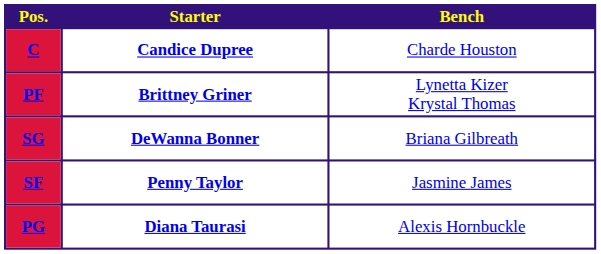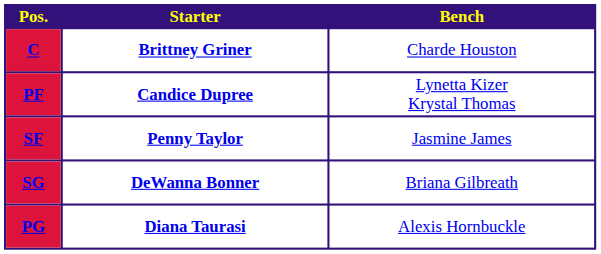(195, 50) Candice Dupree -> (195, 50) Brittney Griner
(195, 94) Brittney Griner -> (195, 94) Candice Dupree
rows swapped: (33, 182) <-> (33, 138)
